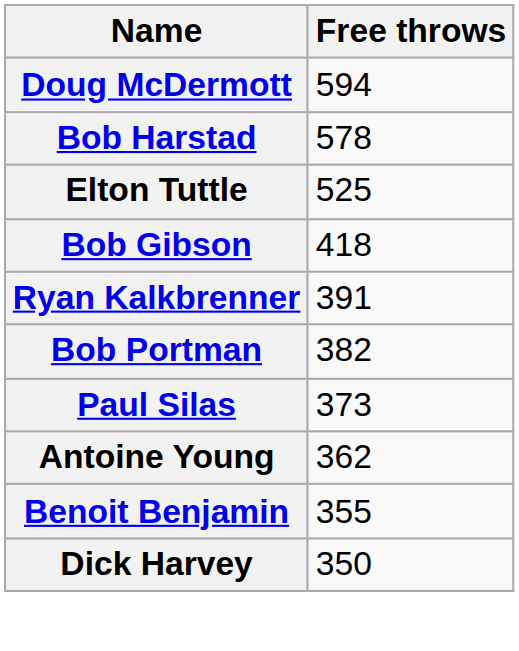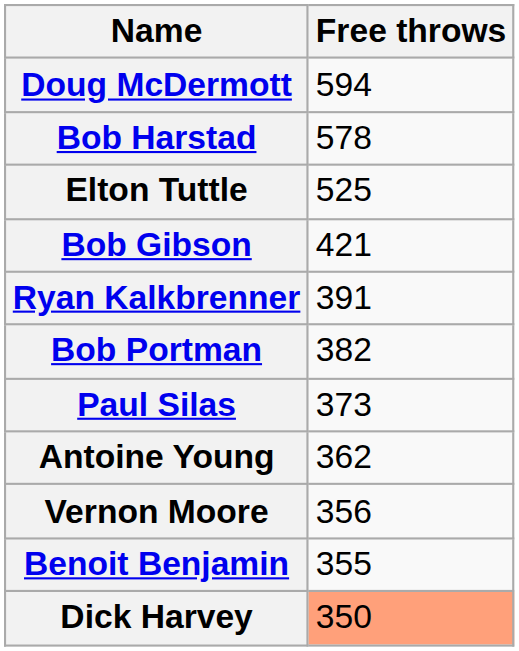(344, 244) 418 -> (344, 244) 421
+ row: (157, 510)
(344, 564) no background -> (344, 617) lightsalmon background
